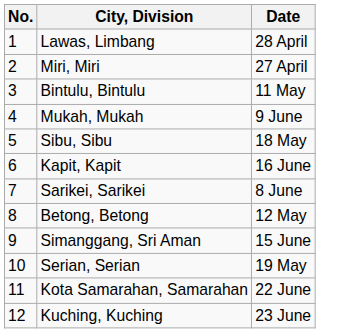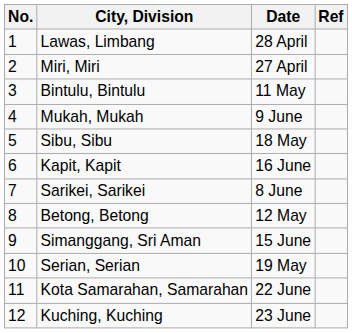+ column: (331, 16)
